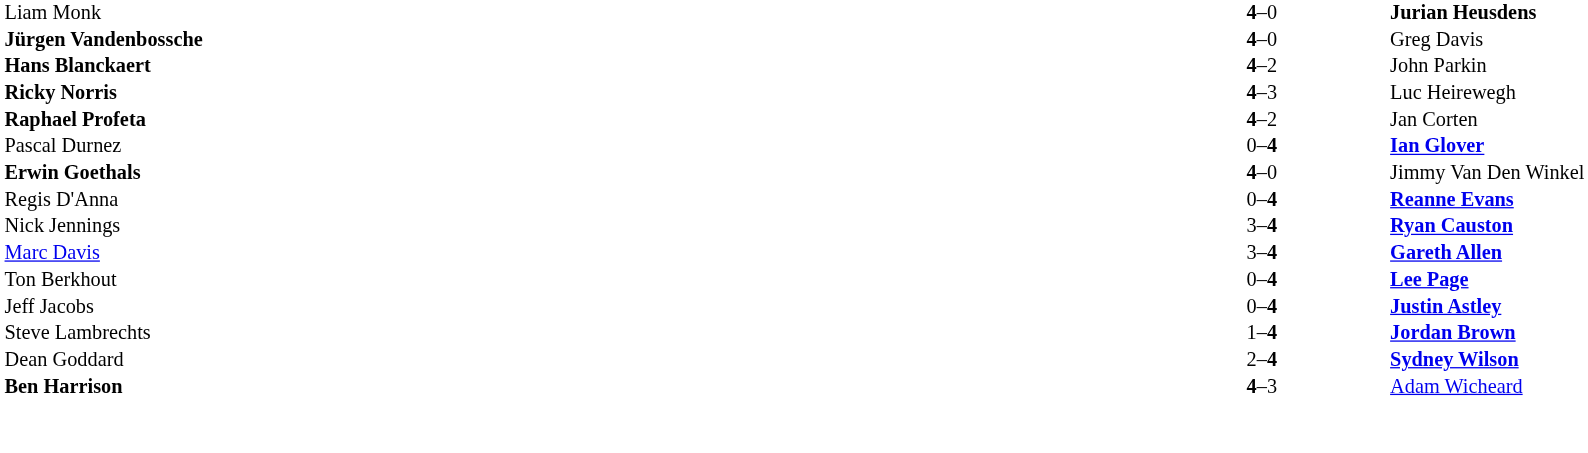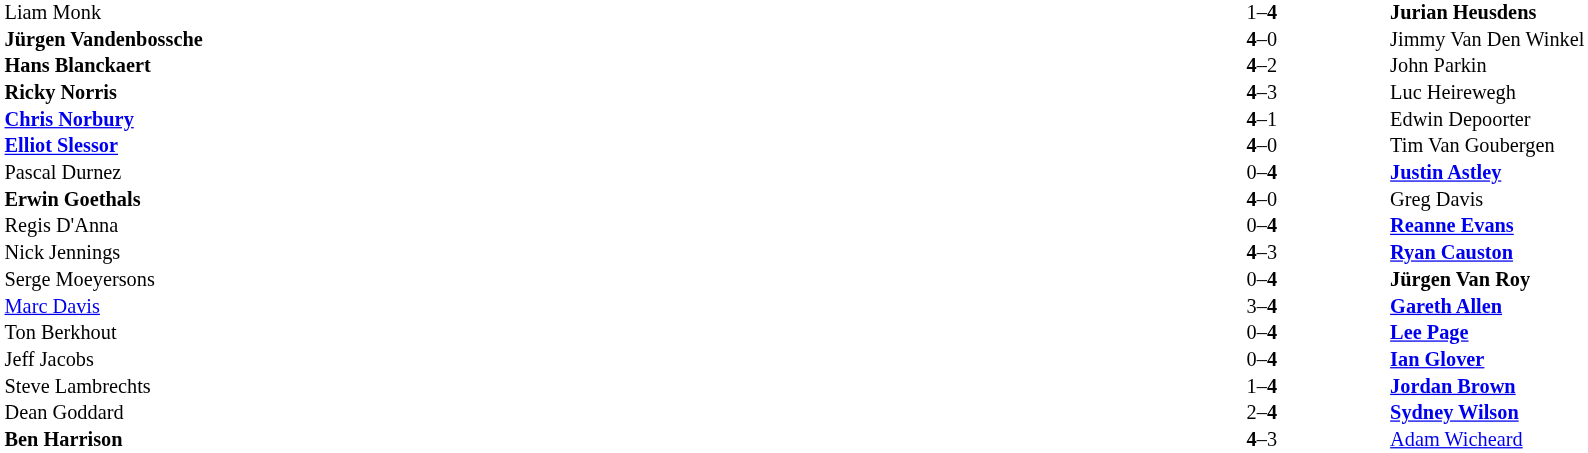(1262, 12) 4–0 -> (1262, 12) 1–4
(1437, 39) Greg Davis -> (1487, 39) Jimmy Van Den Winkel
+ row: (69, 119)
+ row: (61, 145)
- row: (75, 119)
(1437, 145) Ian Glover -> (1446, 172) Justin Astley
(1487, 172) Jimmy Van Den Winkel -> (1437, 199) Greg Davis
(1262, 226) 3–4 -> (1262, 252) 4–3
+ row: (80, 279)
(1446, 306) Justin Astley -> (1437, 359) Ian Glover
